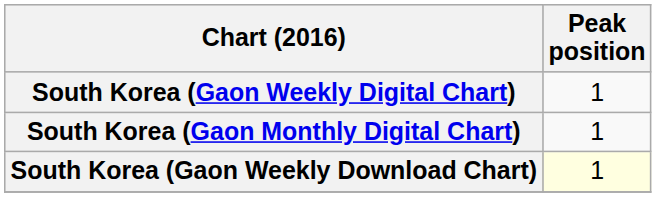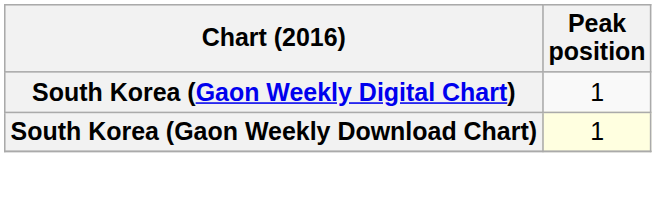- row: (274, 131)
